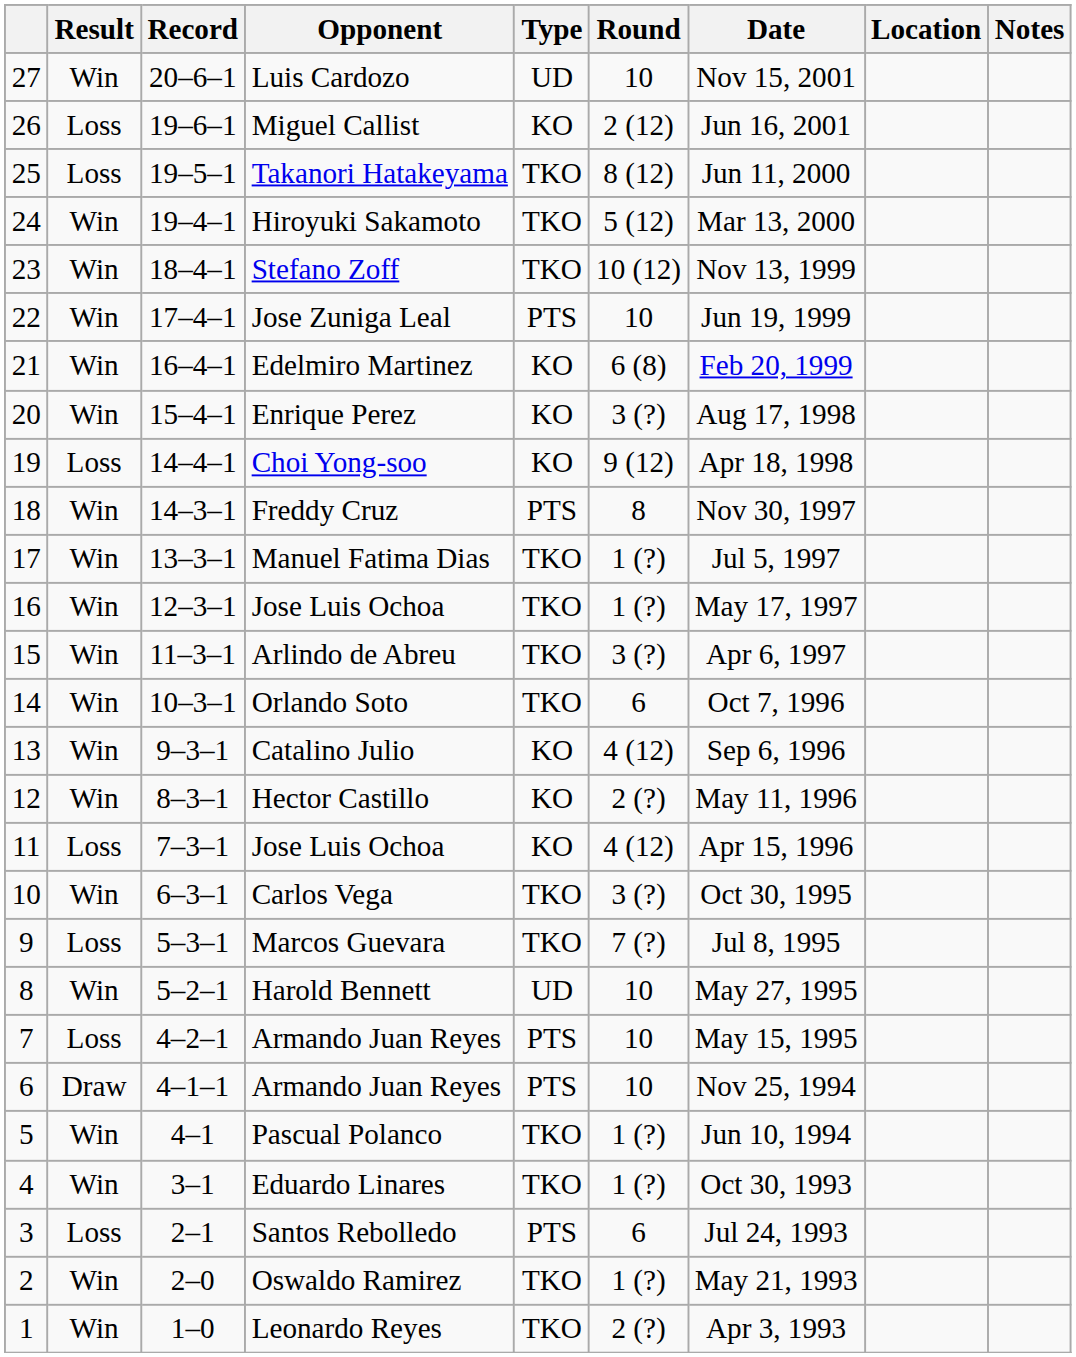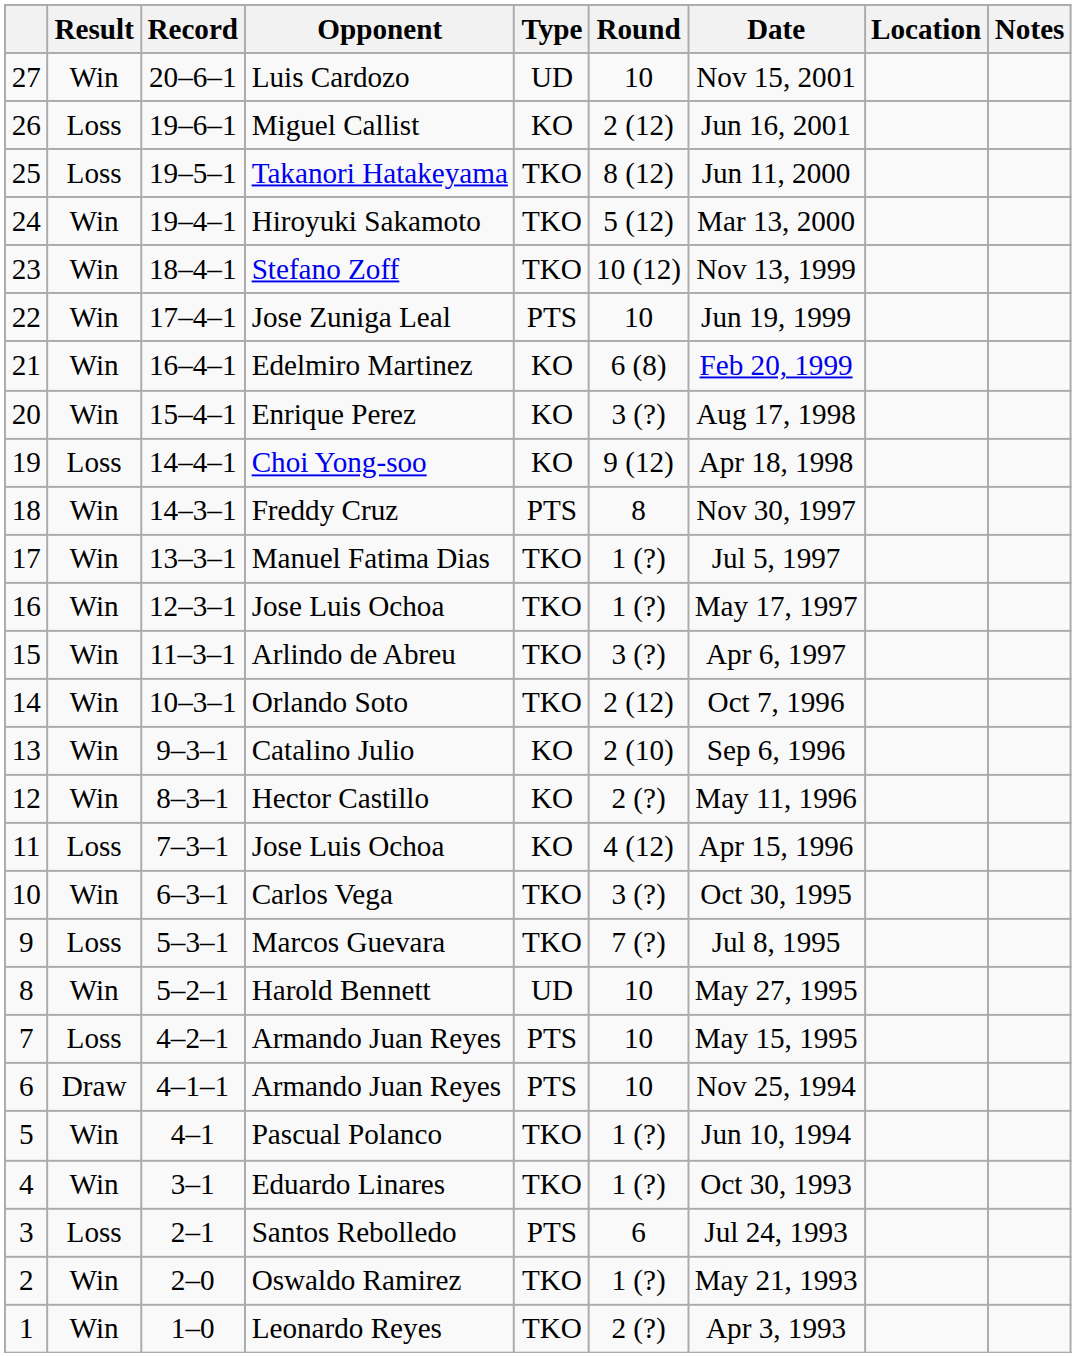(639, 702) 6 -> (639, 702) 2 (12)
(639, 750) 4 (12) -> (639, 750) 2 (10)
